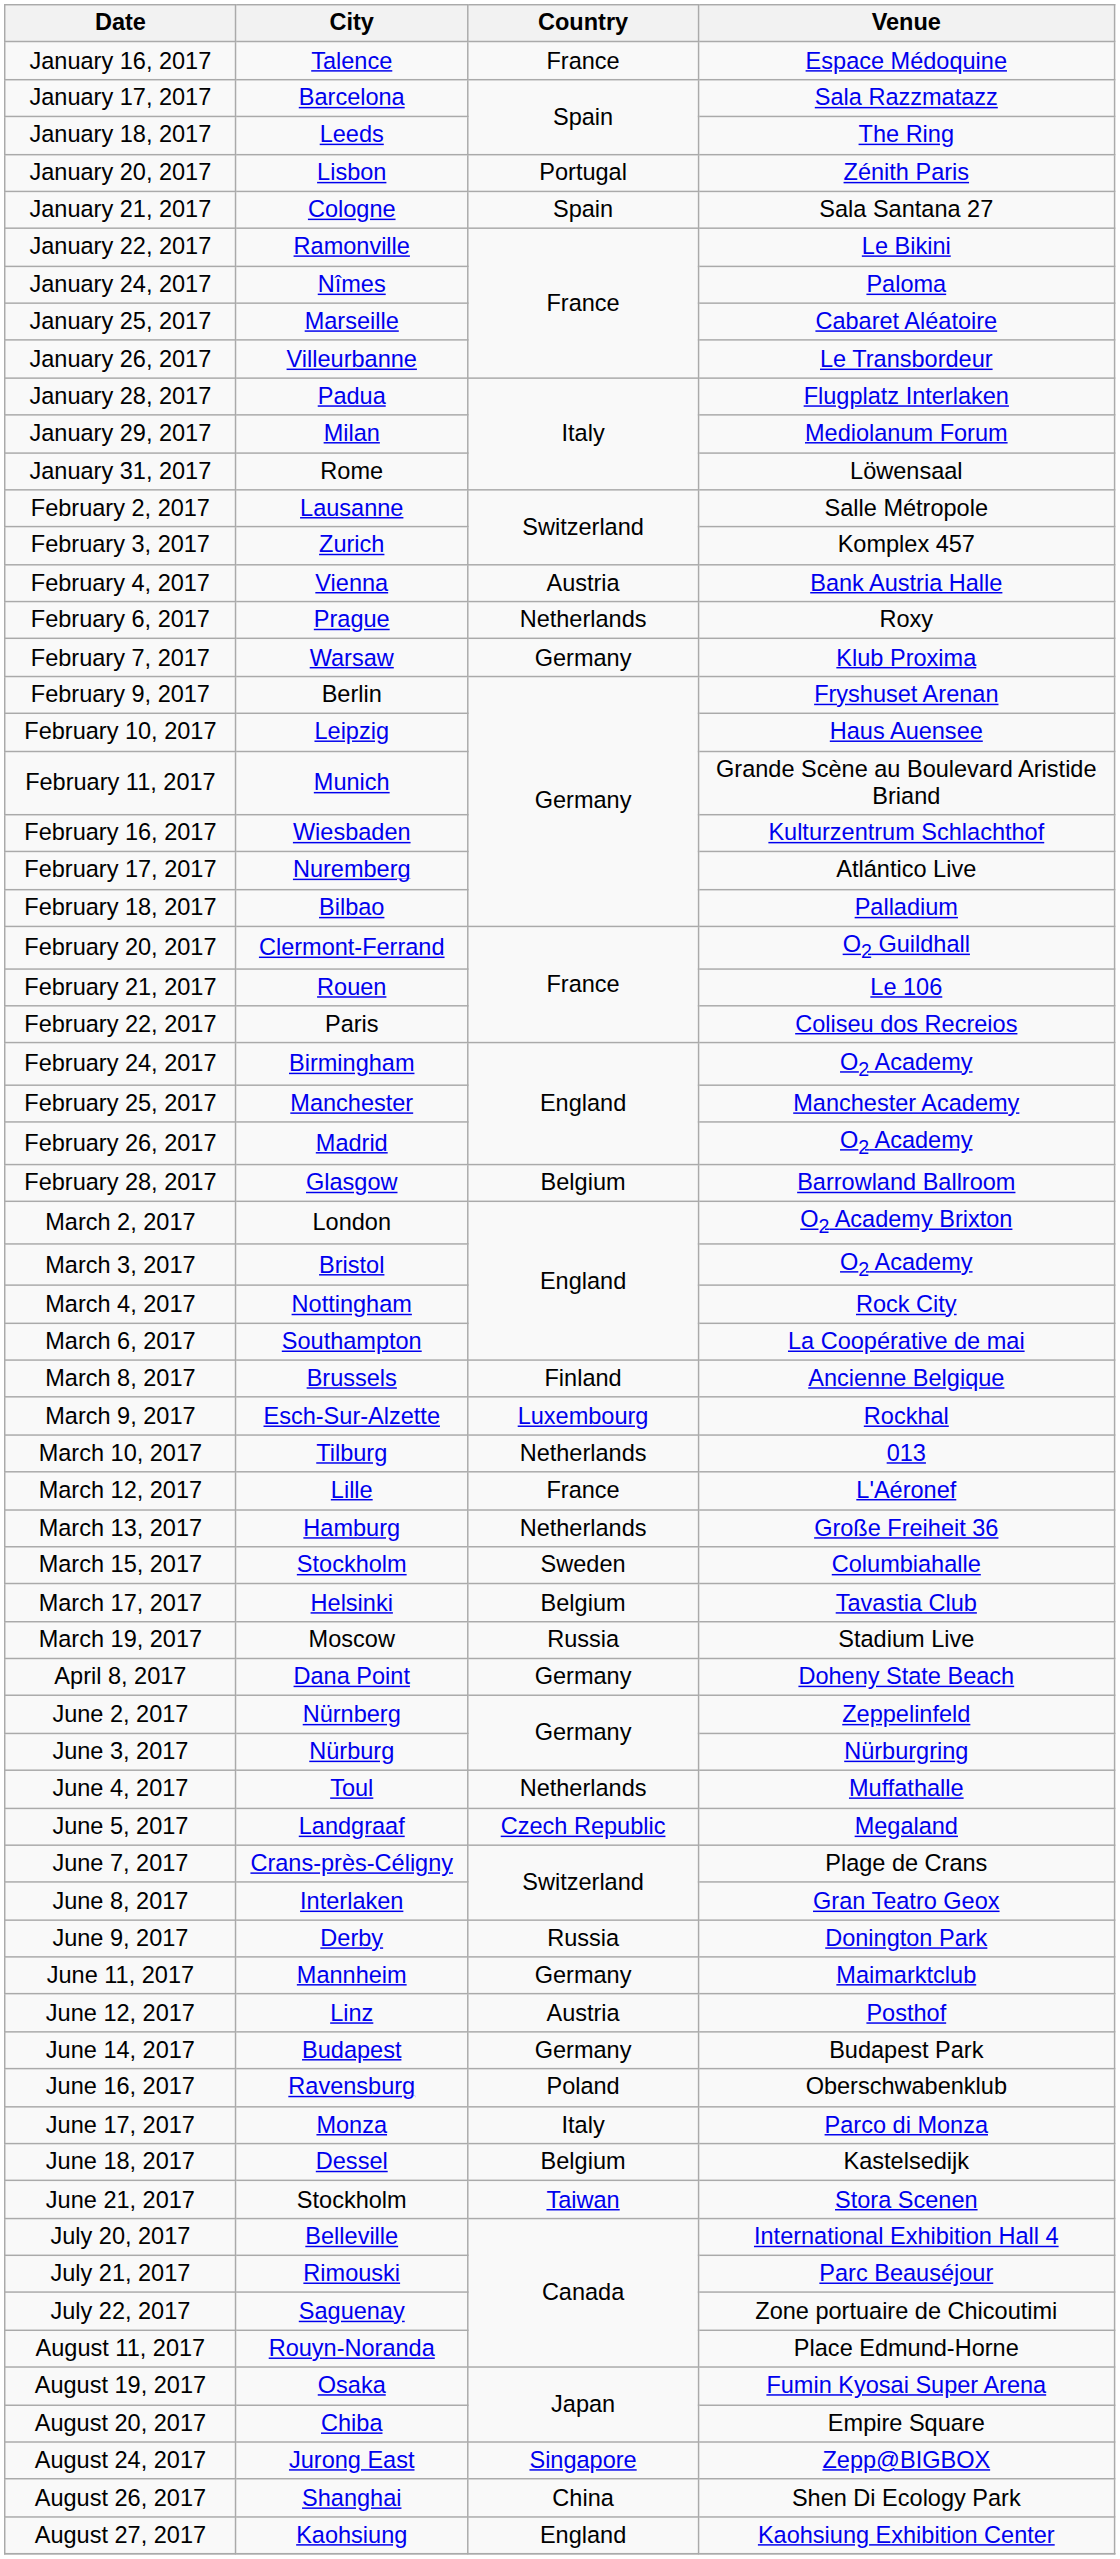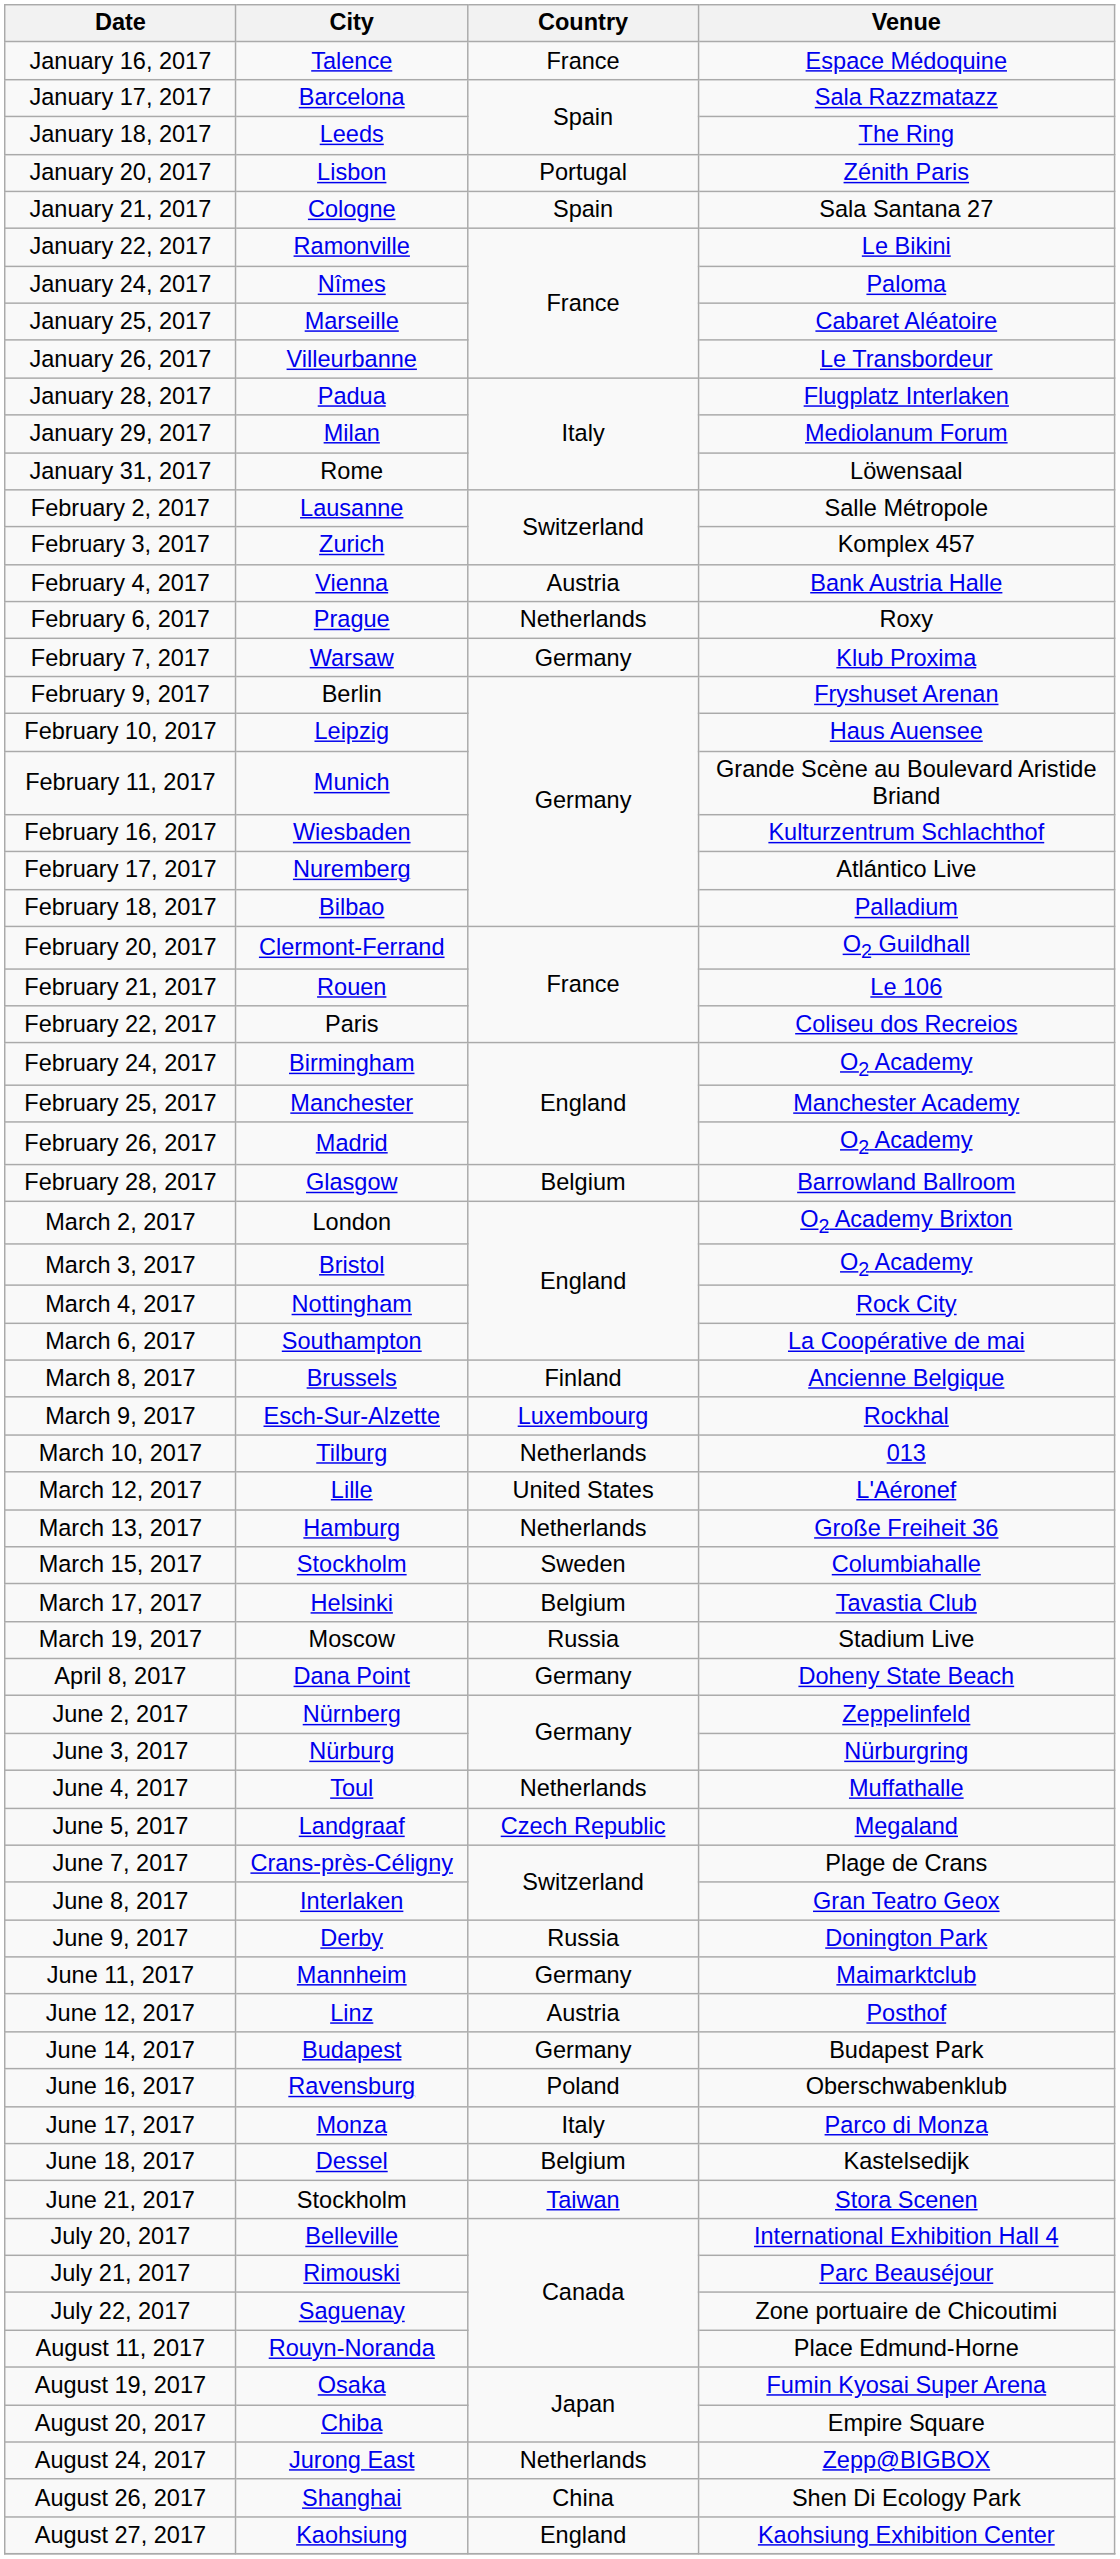(583, 1490) France -> (583, 1490) United States
(583, 2460) Singapore -> (583, 2460) Netherlands
